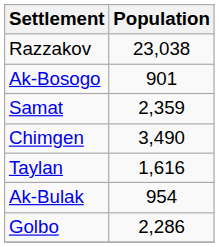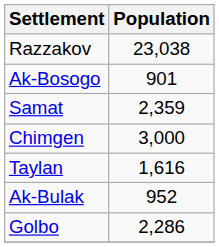(162, 138) 3,490 -> (162, 138) 3,000
(162, 197) 954 -> (162, 197) 952
